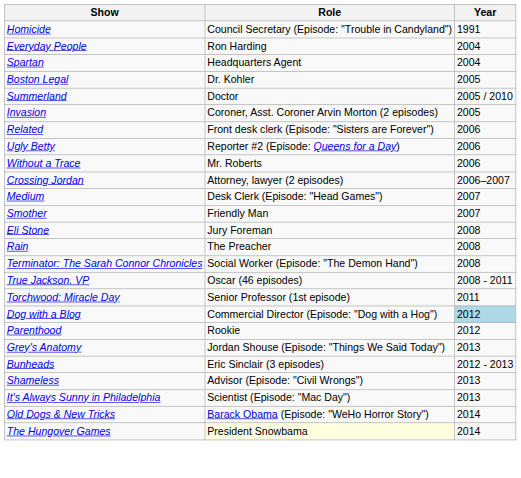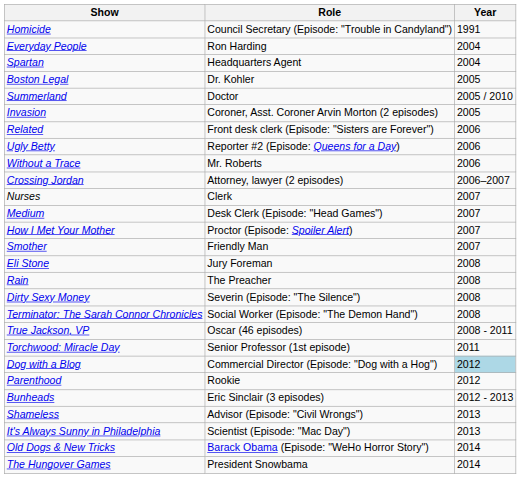+ row: (23, 197)
+ row: (61, 230)
+ row: (48, 297)
- row: (44, 347)
(257, 431) lightyellow background -> (257, 465) no background
